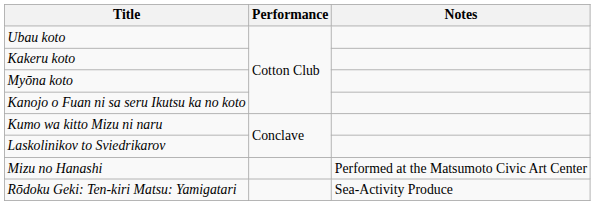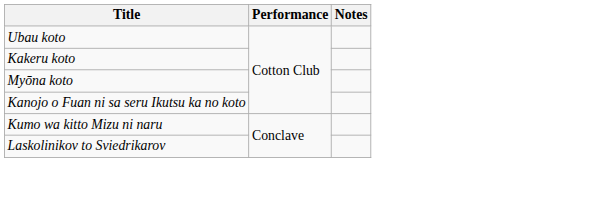- row: (55, 168)
- row: (122, 189)
